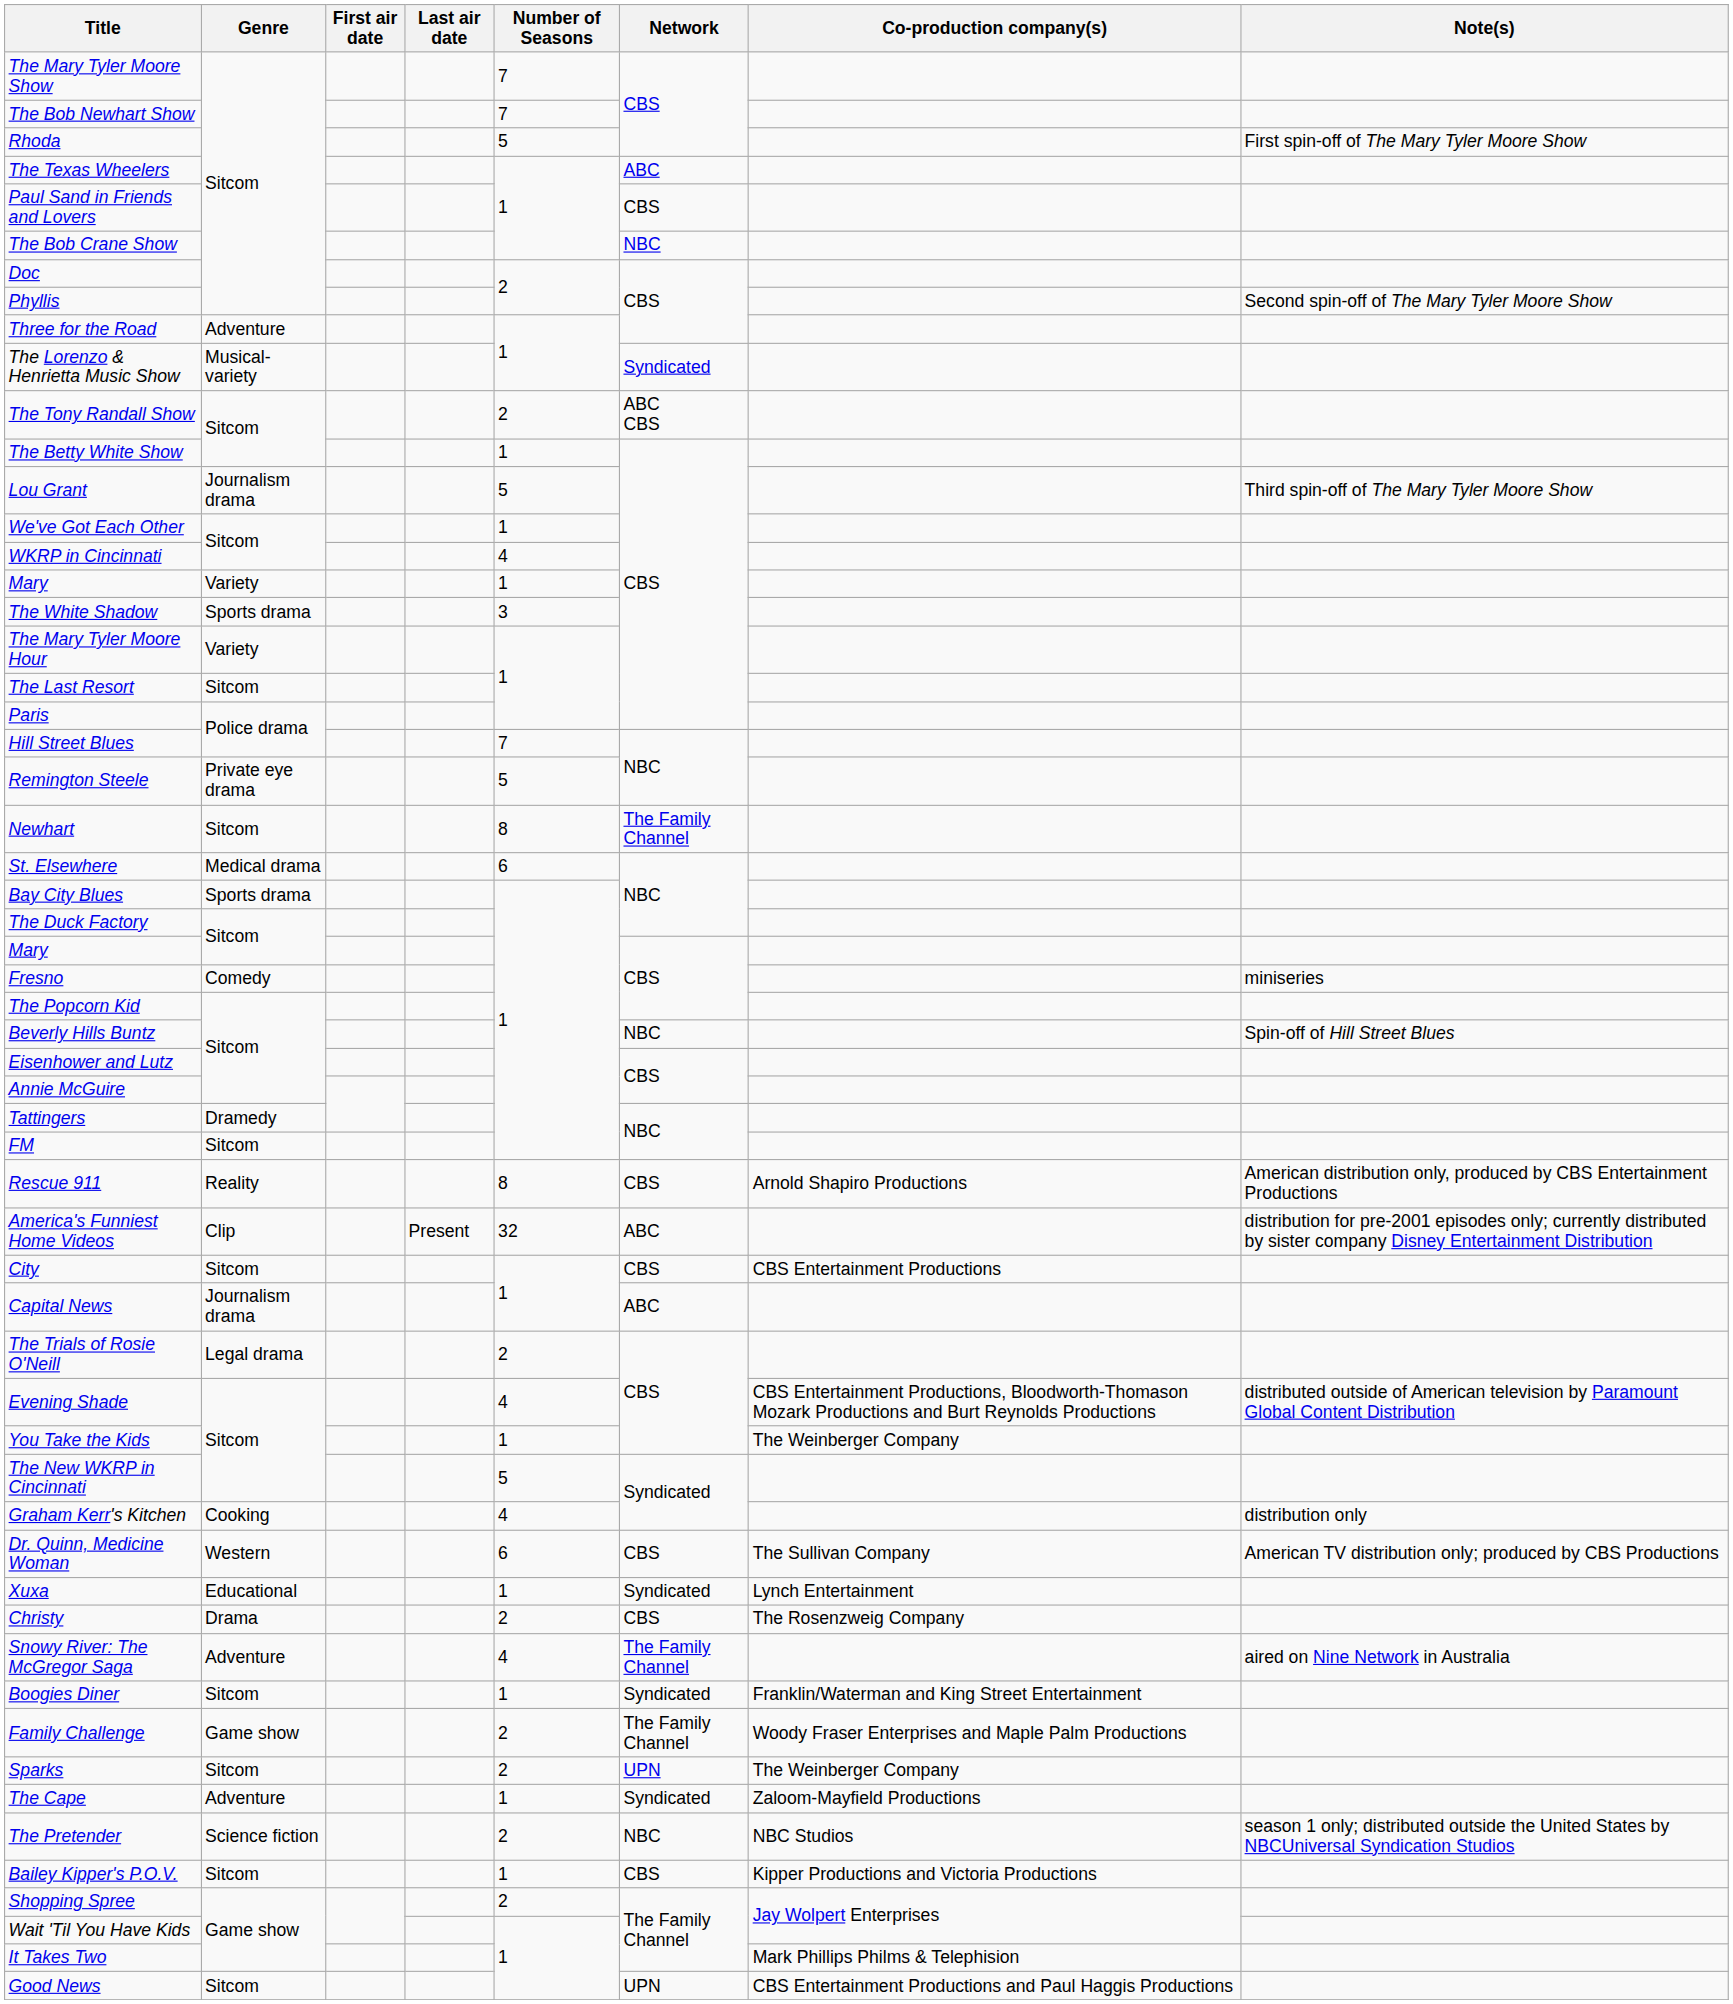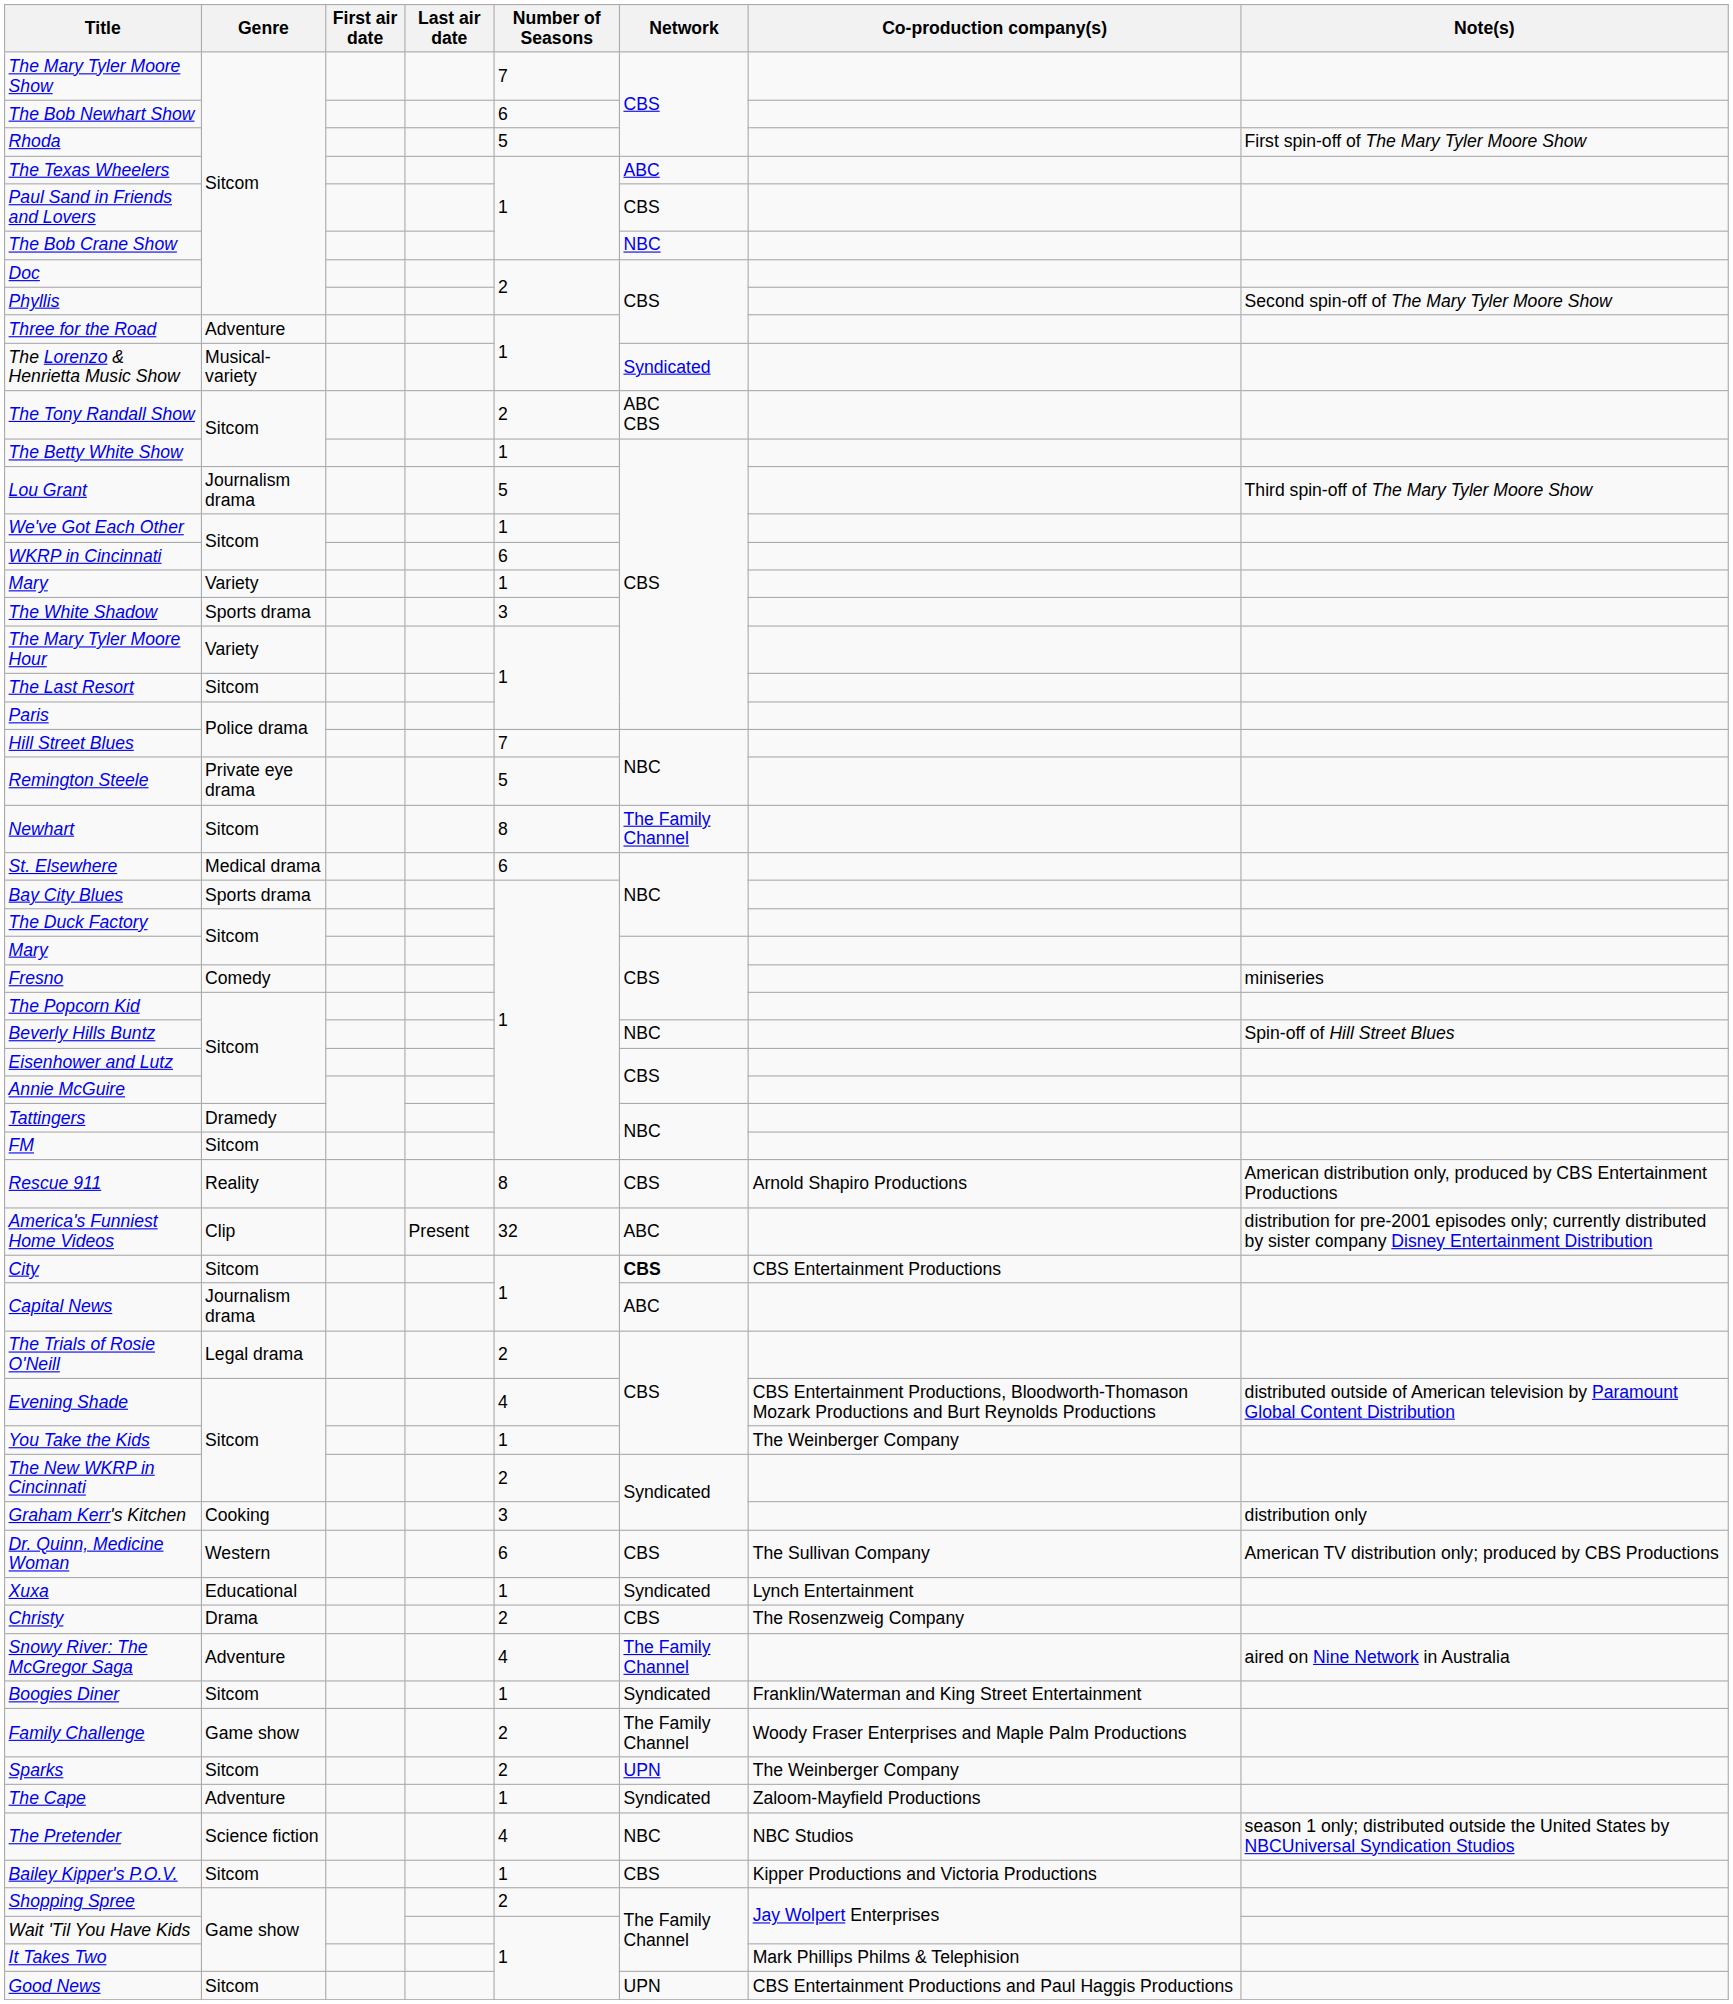(503, 113) 7 -> (503, 113) 6
(503, 555) 4 -> (503, 555) 6
(642, 1269) normal -> (642, 1269) bold
(503, 1477) 5 -> (503, 1477) 2
(503, 1515) 4 -> (503, 1515) 3
(503, 1836) 2 -> (503, 1836) 4
